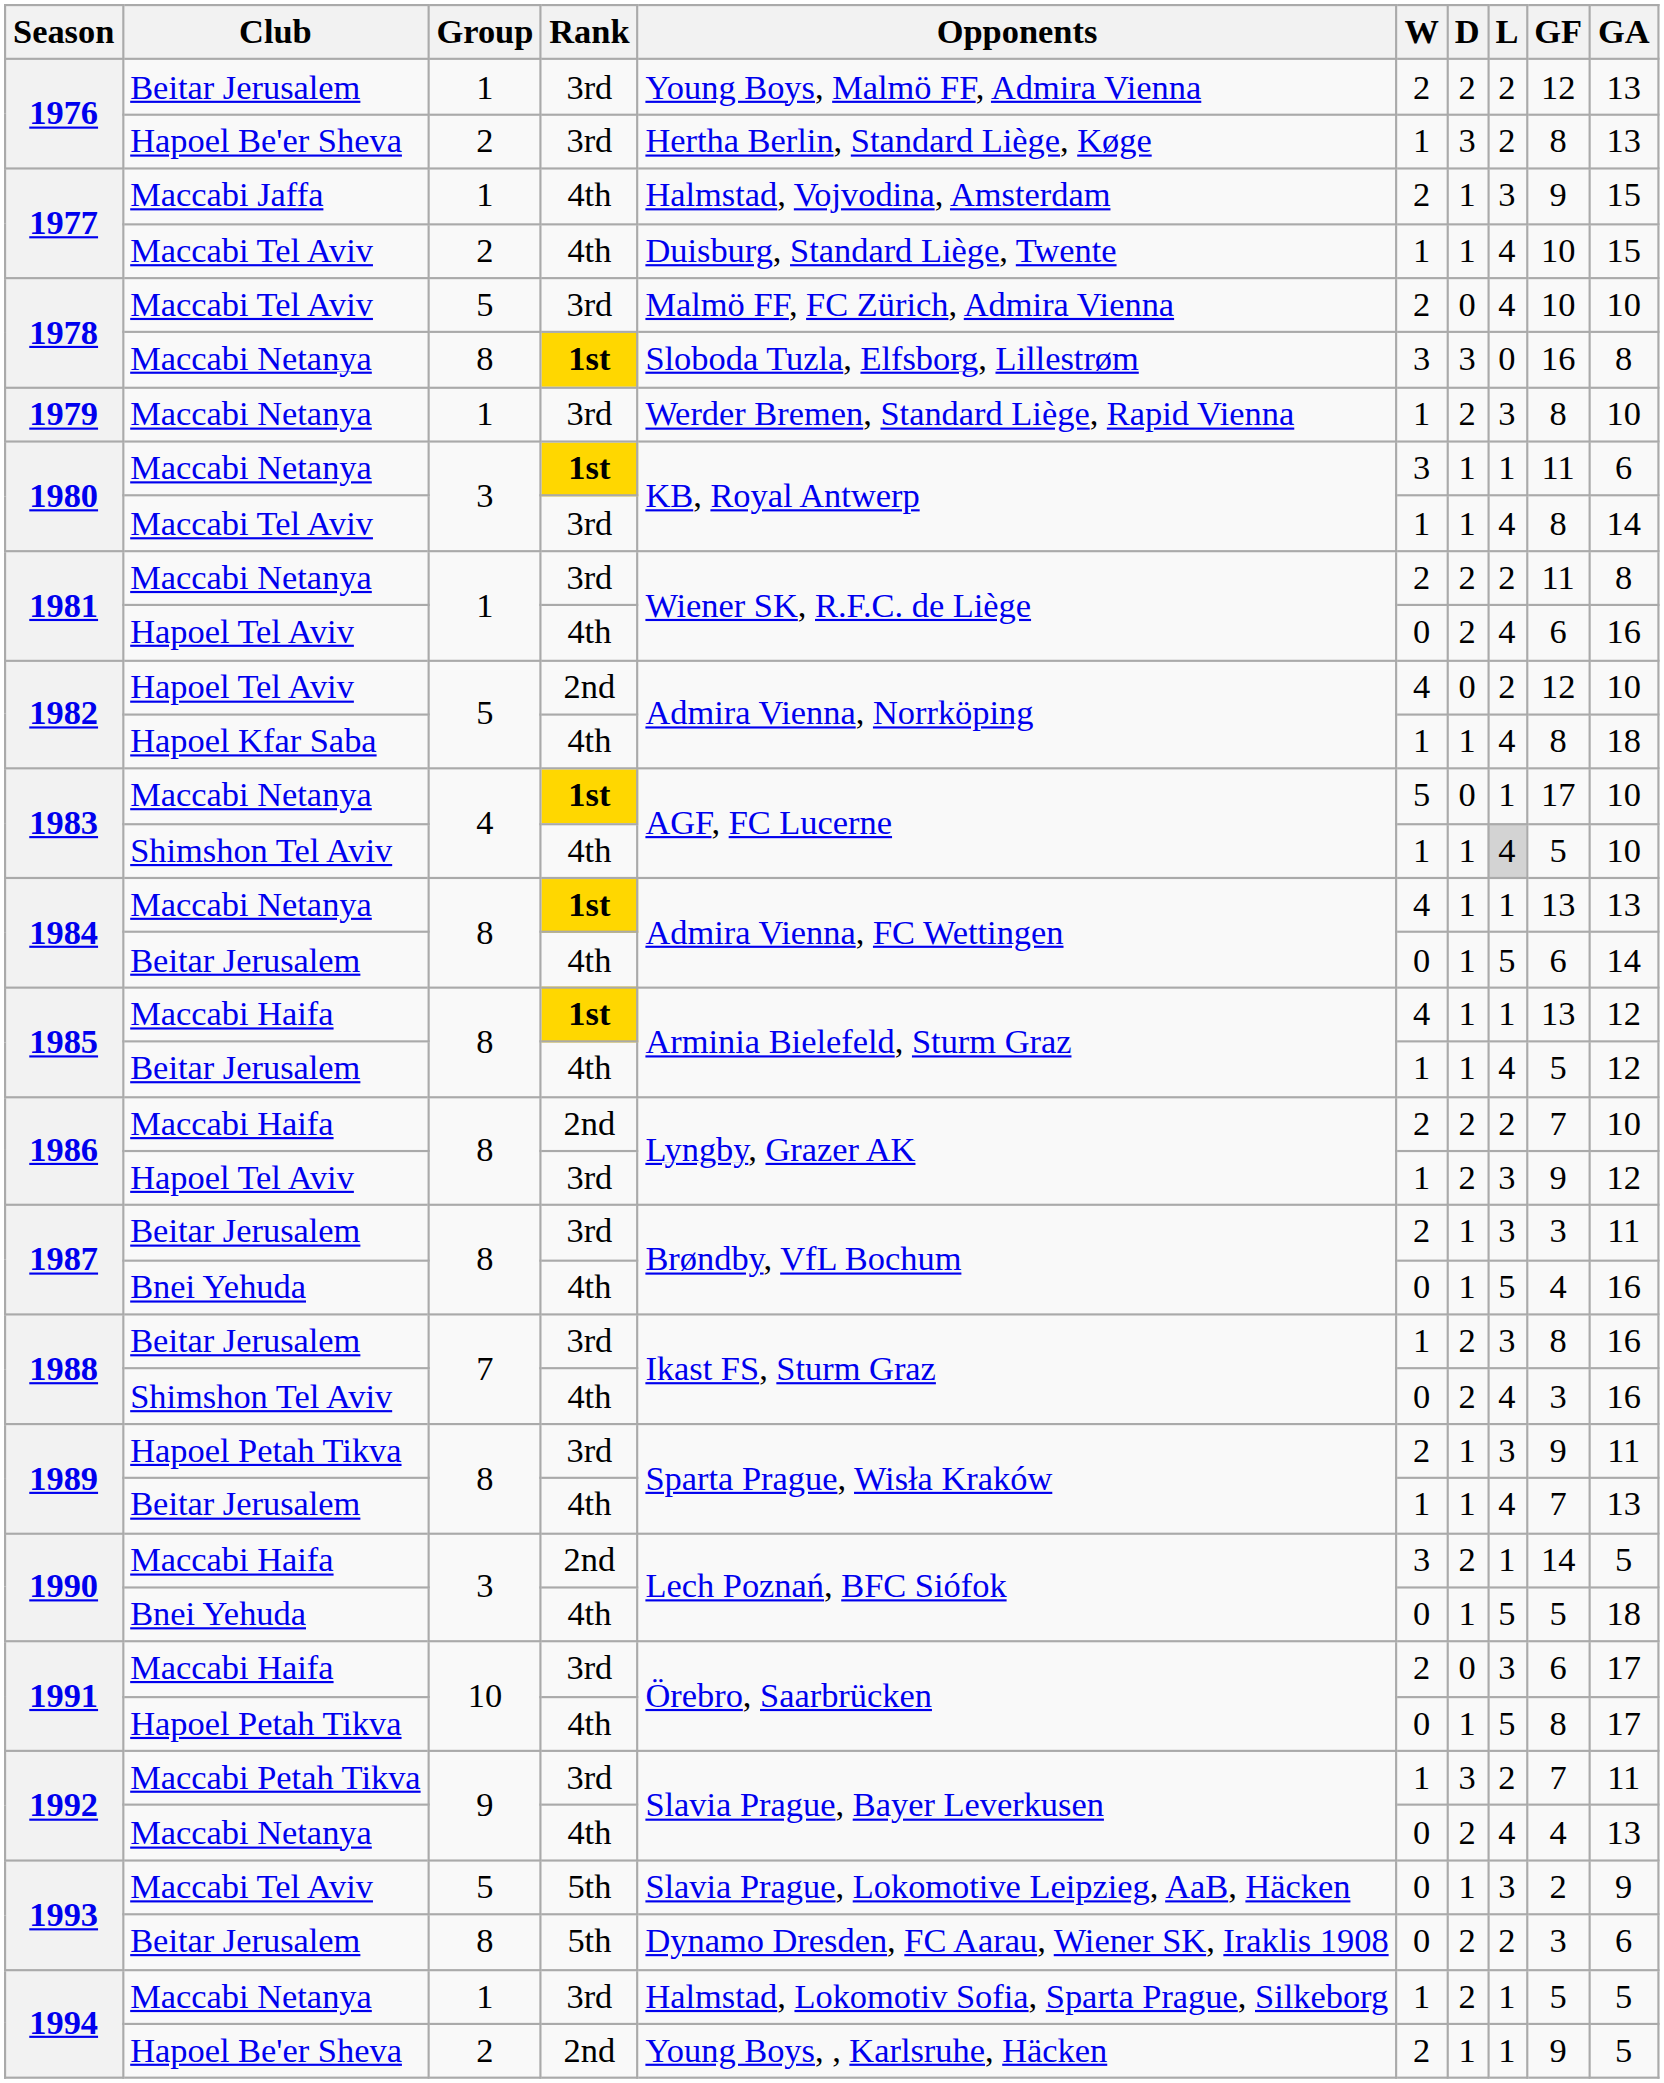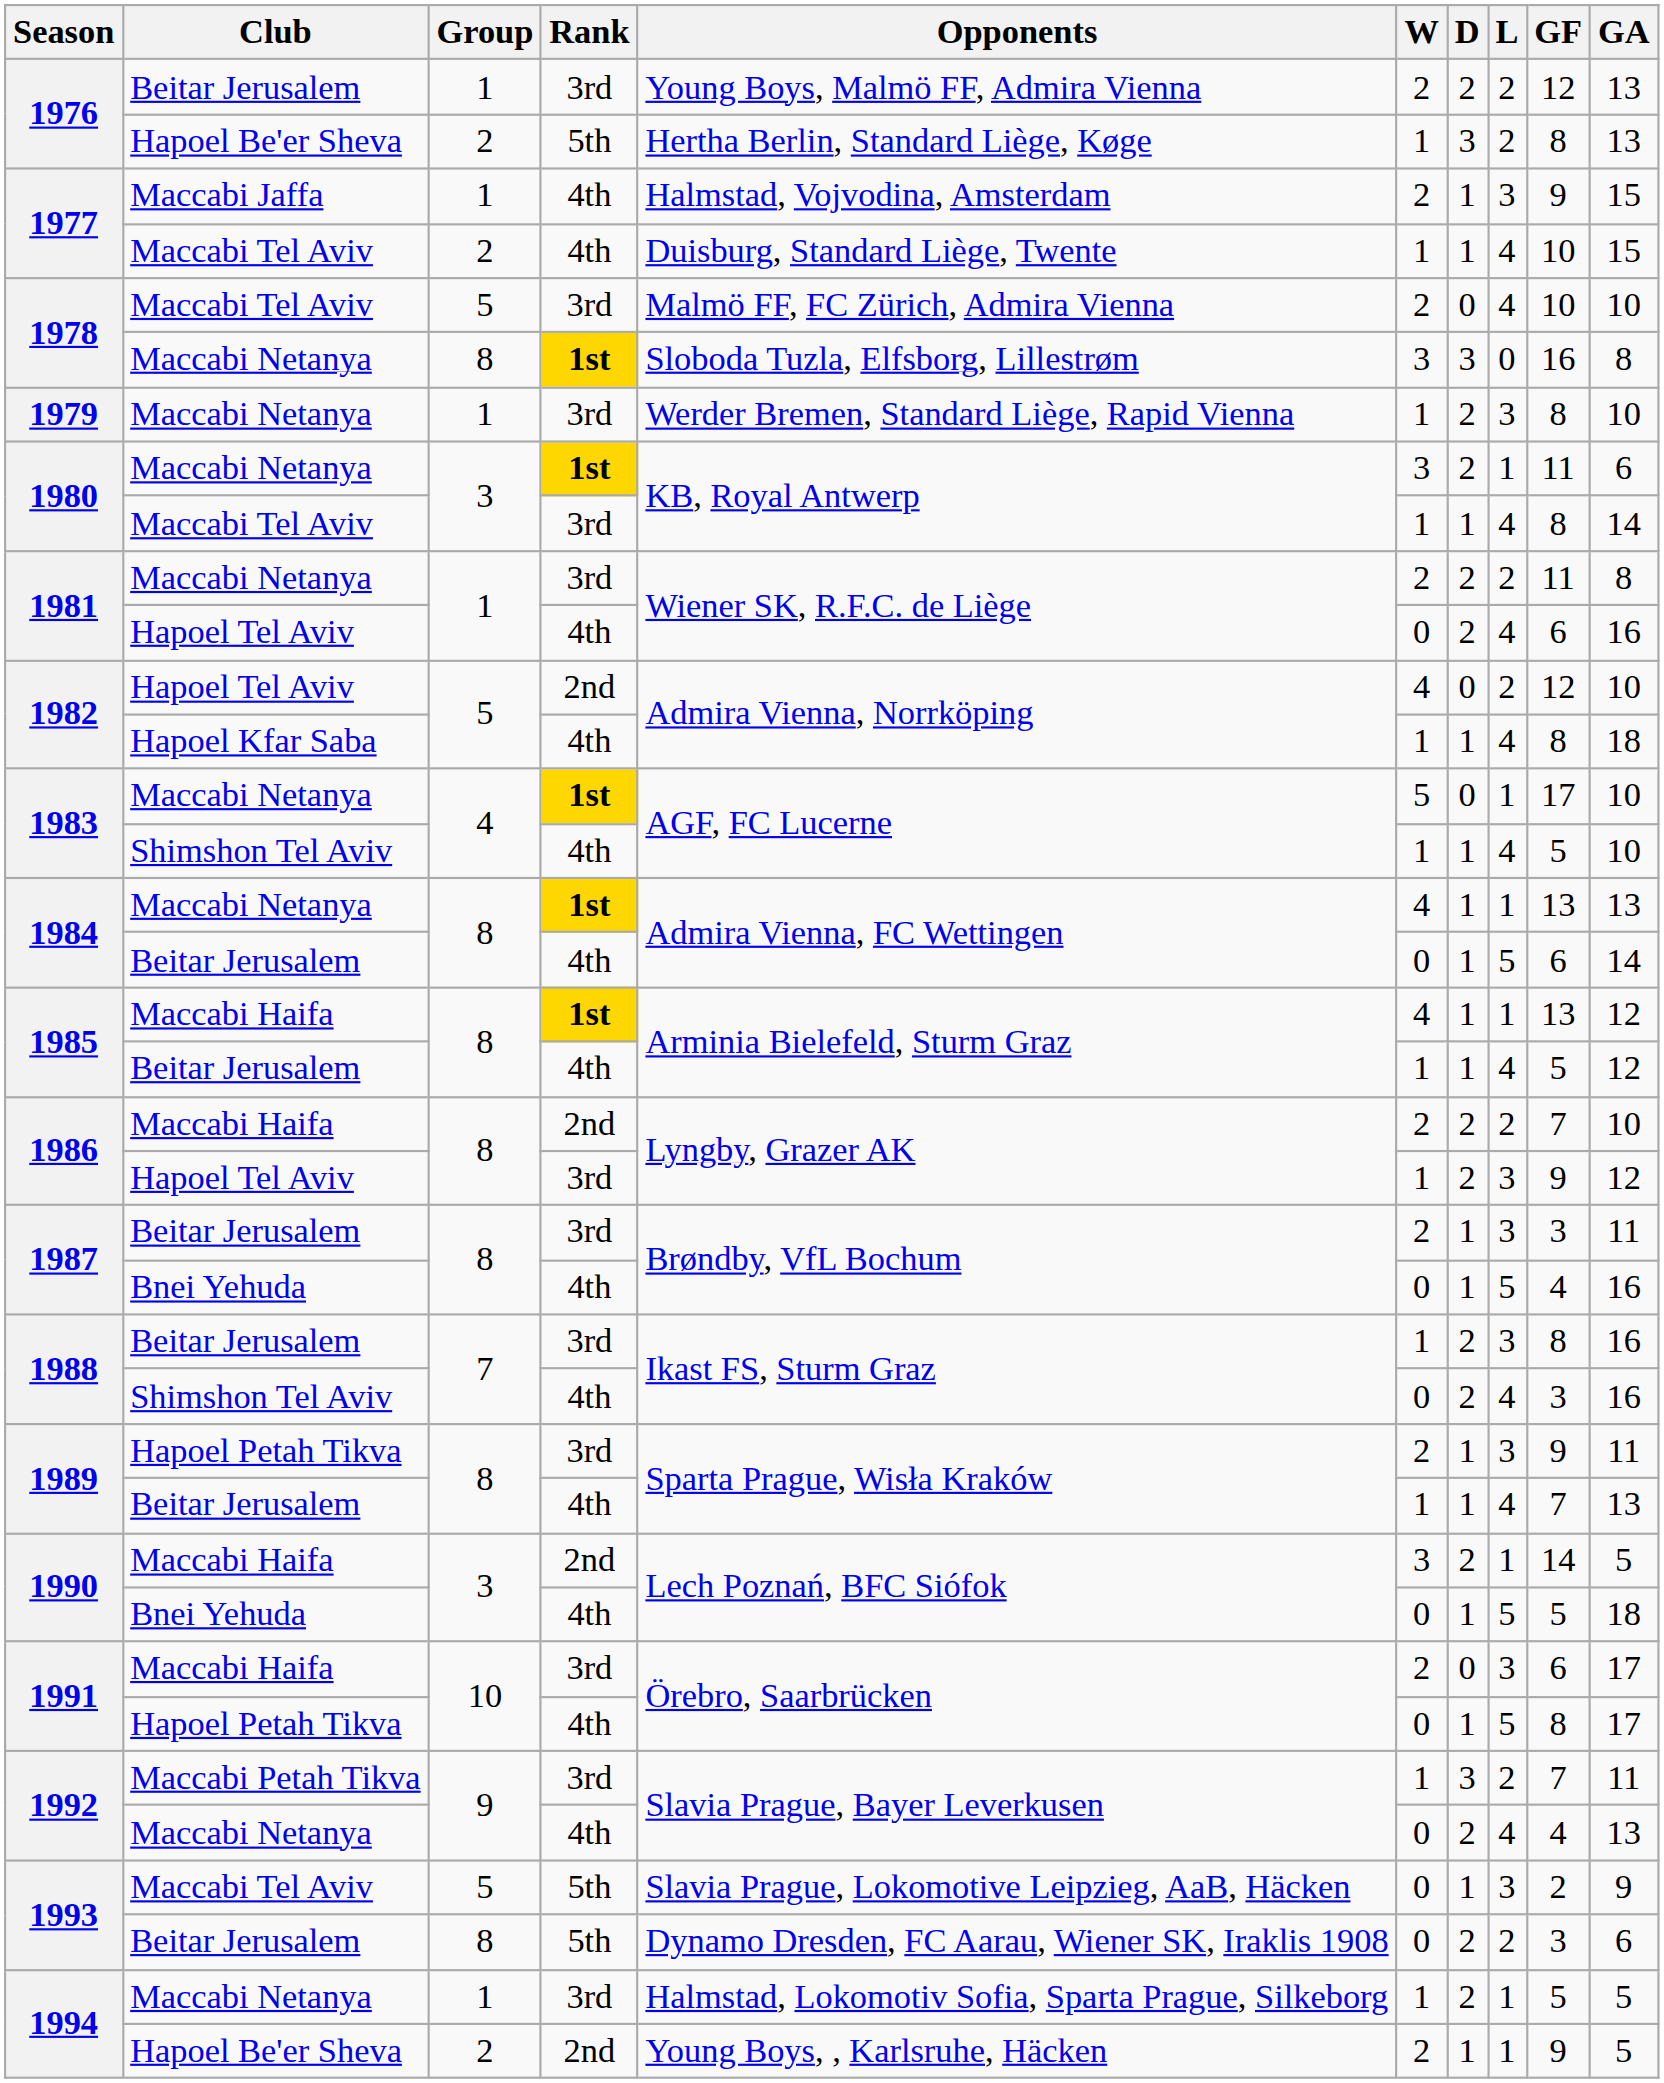(589, 140) 3rd -> (589, 140) 5th
(1467, 468) 1 -> (1467, 468) 2
(1507, 850) lightgrey background -> (1507, 850) no background
